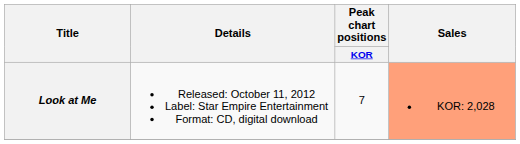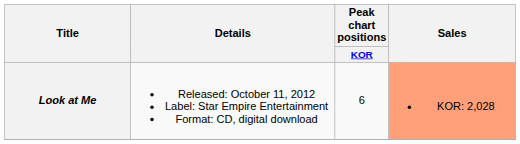(362, 100) 7 -> (362, 100) 6
